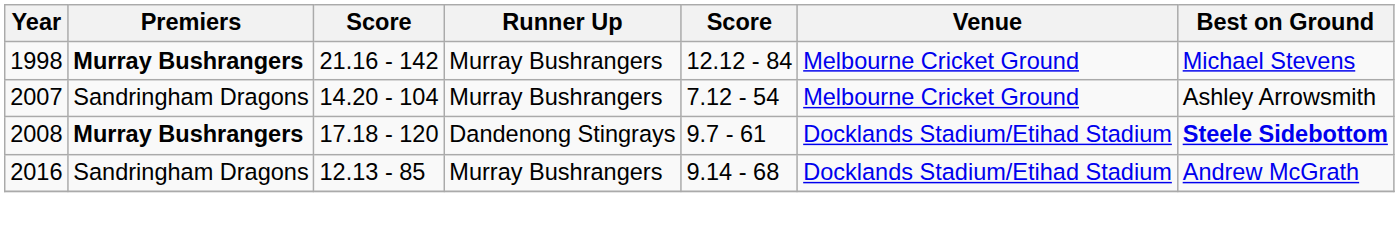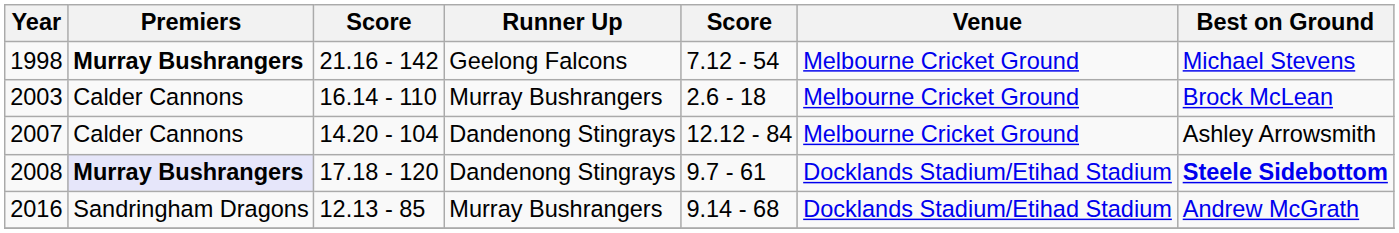(556, 60) Murray Bushrangers -> (538, 60) Geelong Falcons
(739, 60) 12.12 - 84 -> (733, 60) 7.12 - 54
+ row: (36, 97)
(191, 97) Sandringham Dragons -> (158, 135) Calder Cannons
(556, 97) Murray Bushrangers -> (562, 135) Dandenong Stingrays
(733, 97) 7.12 - 54 -> (739, 135) 12.12 - 84
(188, 135) no background -> (188, 172) lavender background
